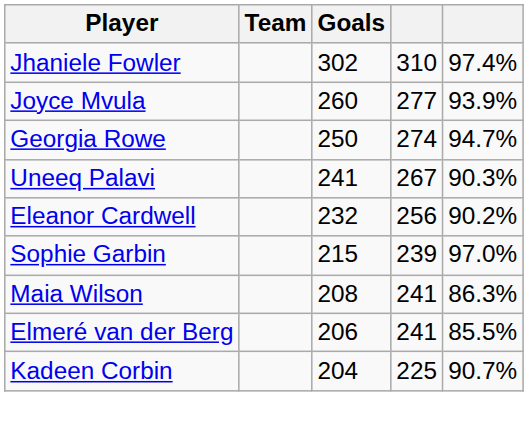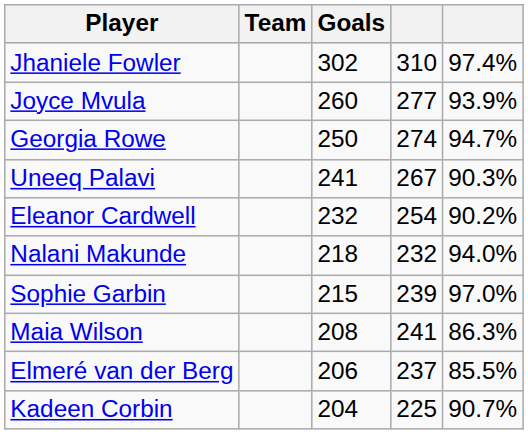(417, 216) 256 -> (417, 216) 254
+ row: (98, 255)
(417, 332) 241 -> (417, 370) 237
